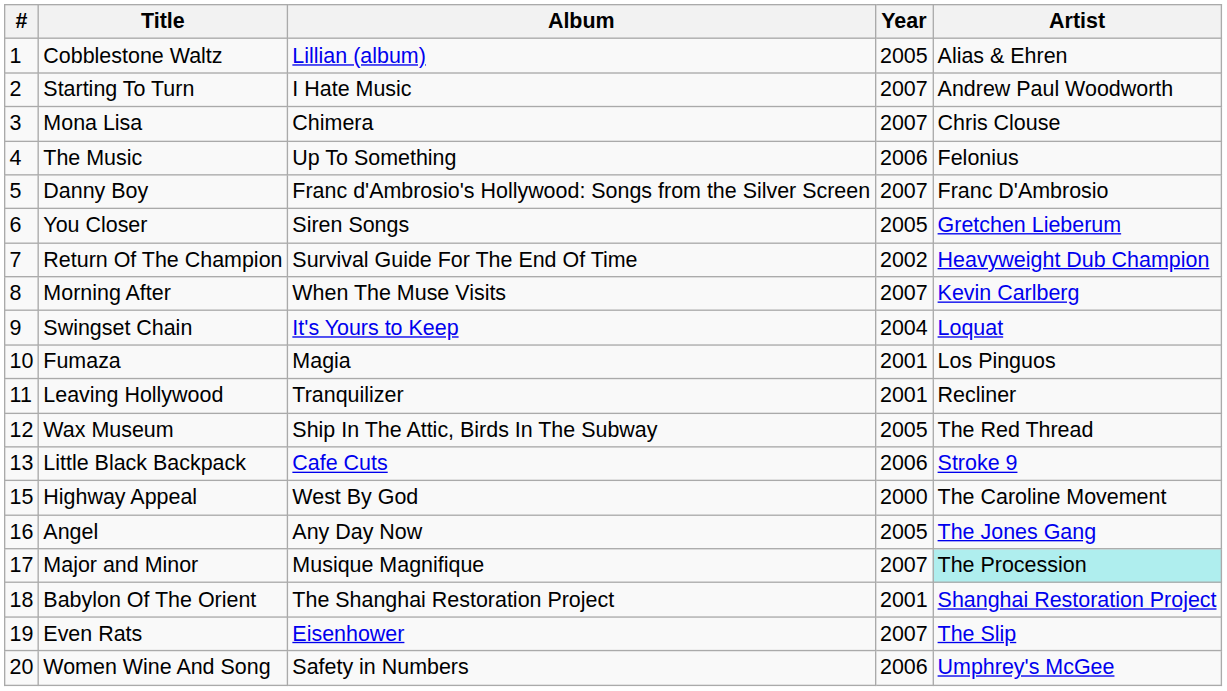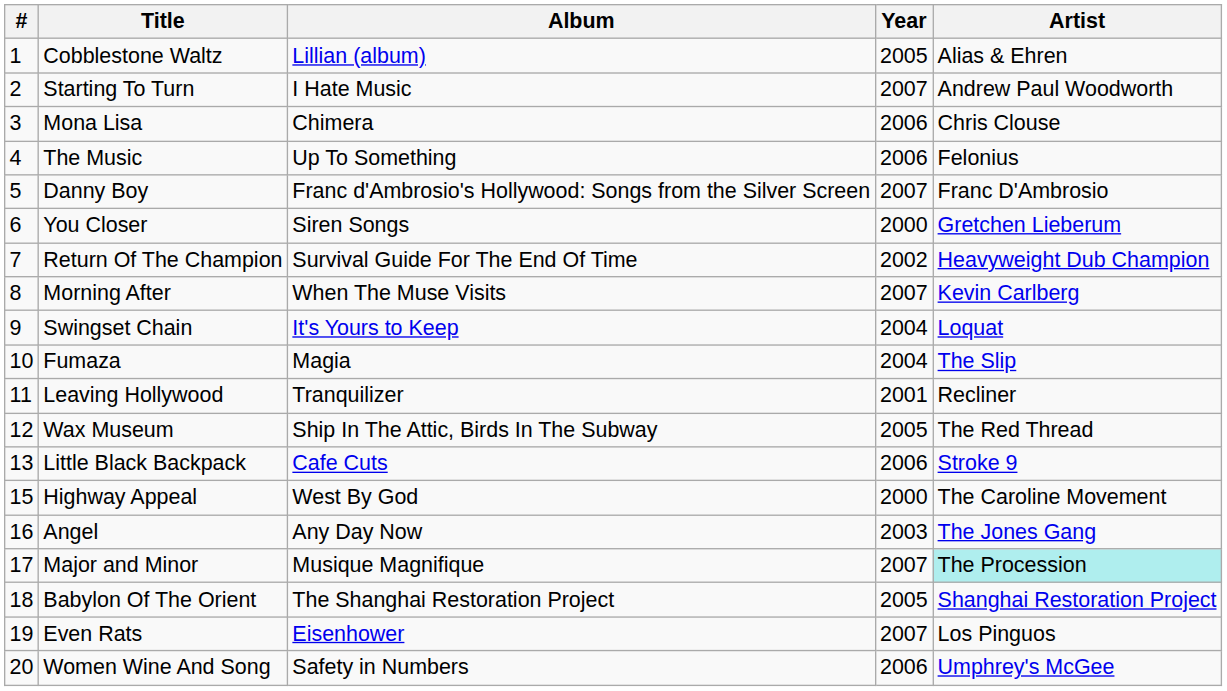(904, 123) 2007 -> (904, 123) 2006
(904, 225) 2005 -> (904, 225) 2000
(904, 361) 2001 -> (904, 361) 2004
(997, 361) Los Pinguos -> (977, 361) The Slip
(904, 531) 2005 -> (904, 531) 2003
(904, 599) 2001 -> (904, 599) 2005
(977, 633) The Slip -> (997, 633) Los Pinguos
